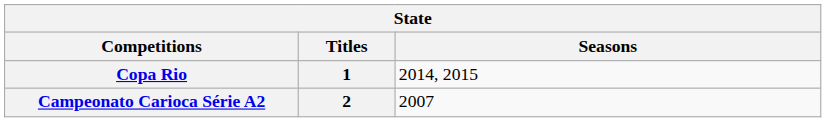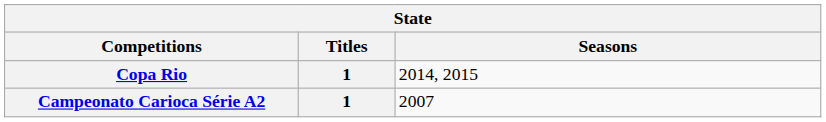(347, 102) 2 -> (347, 102) 1
